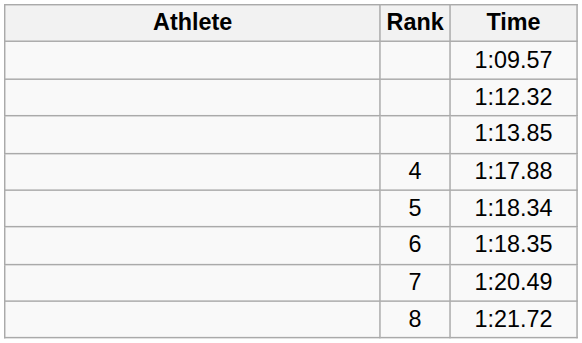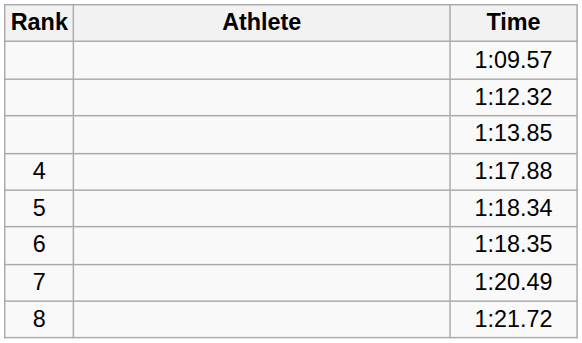columns swapped: (415, 23) <-> (193, 23)
